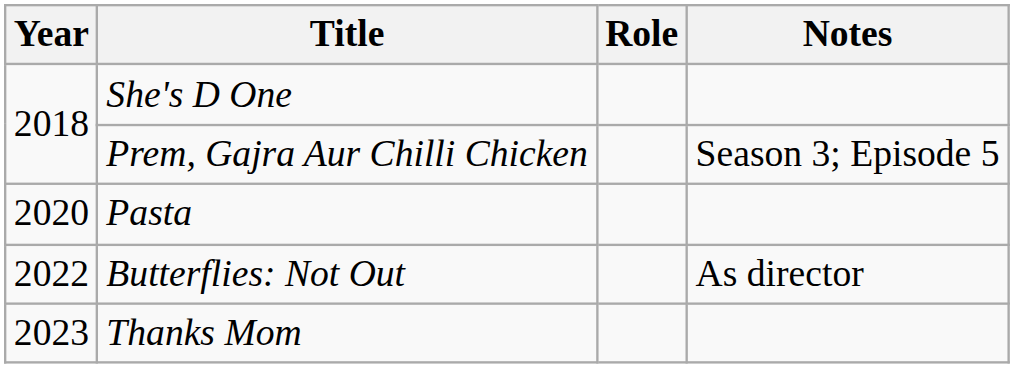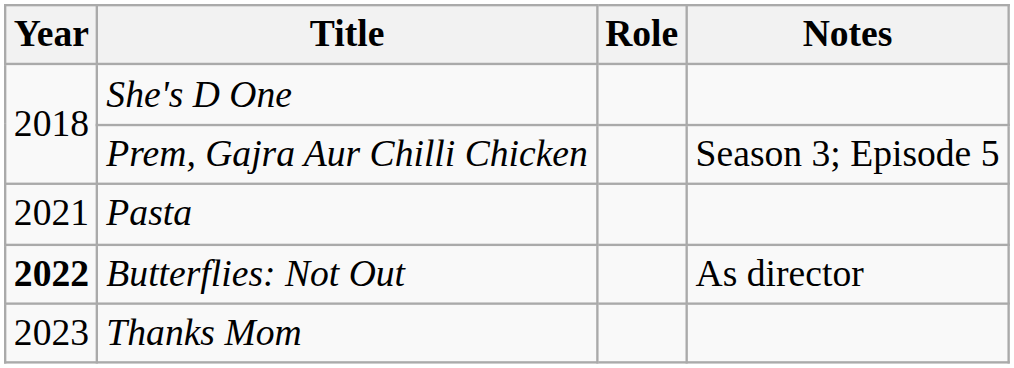(51, 213) 2020 -> (51, 213) 2021
(51, 272) normal -> (51, 272) bold
